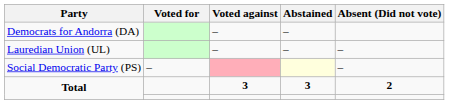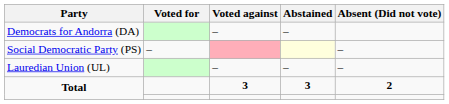rows swapped: (74, 67) <-> (58, 49)
